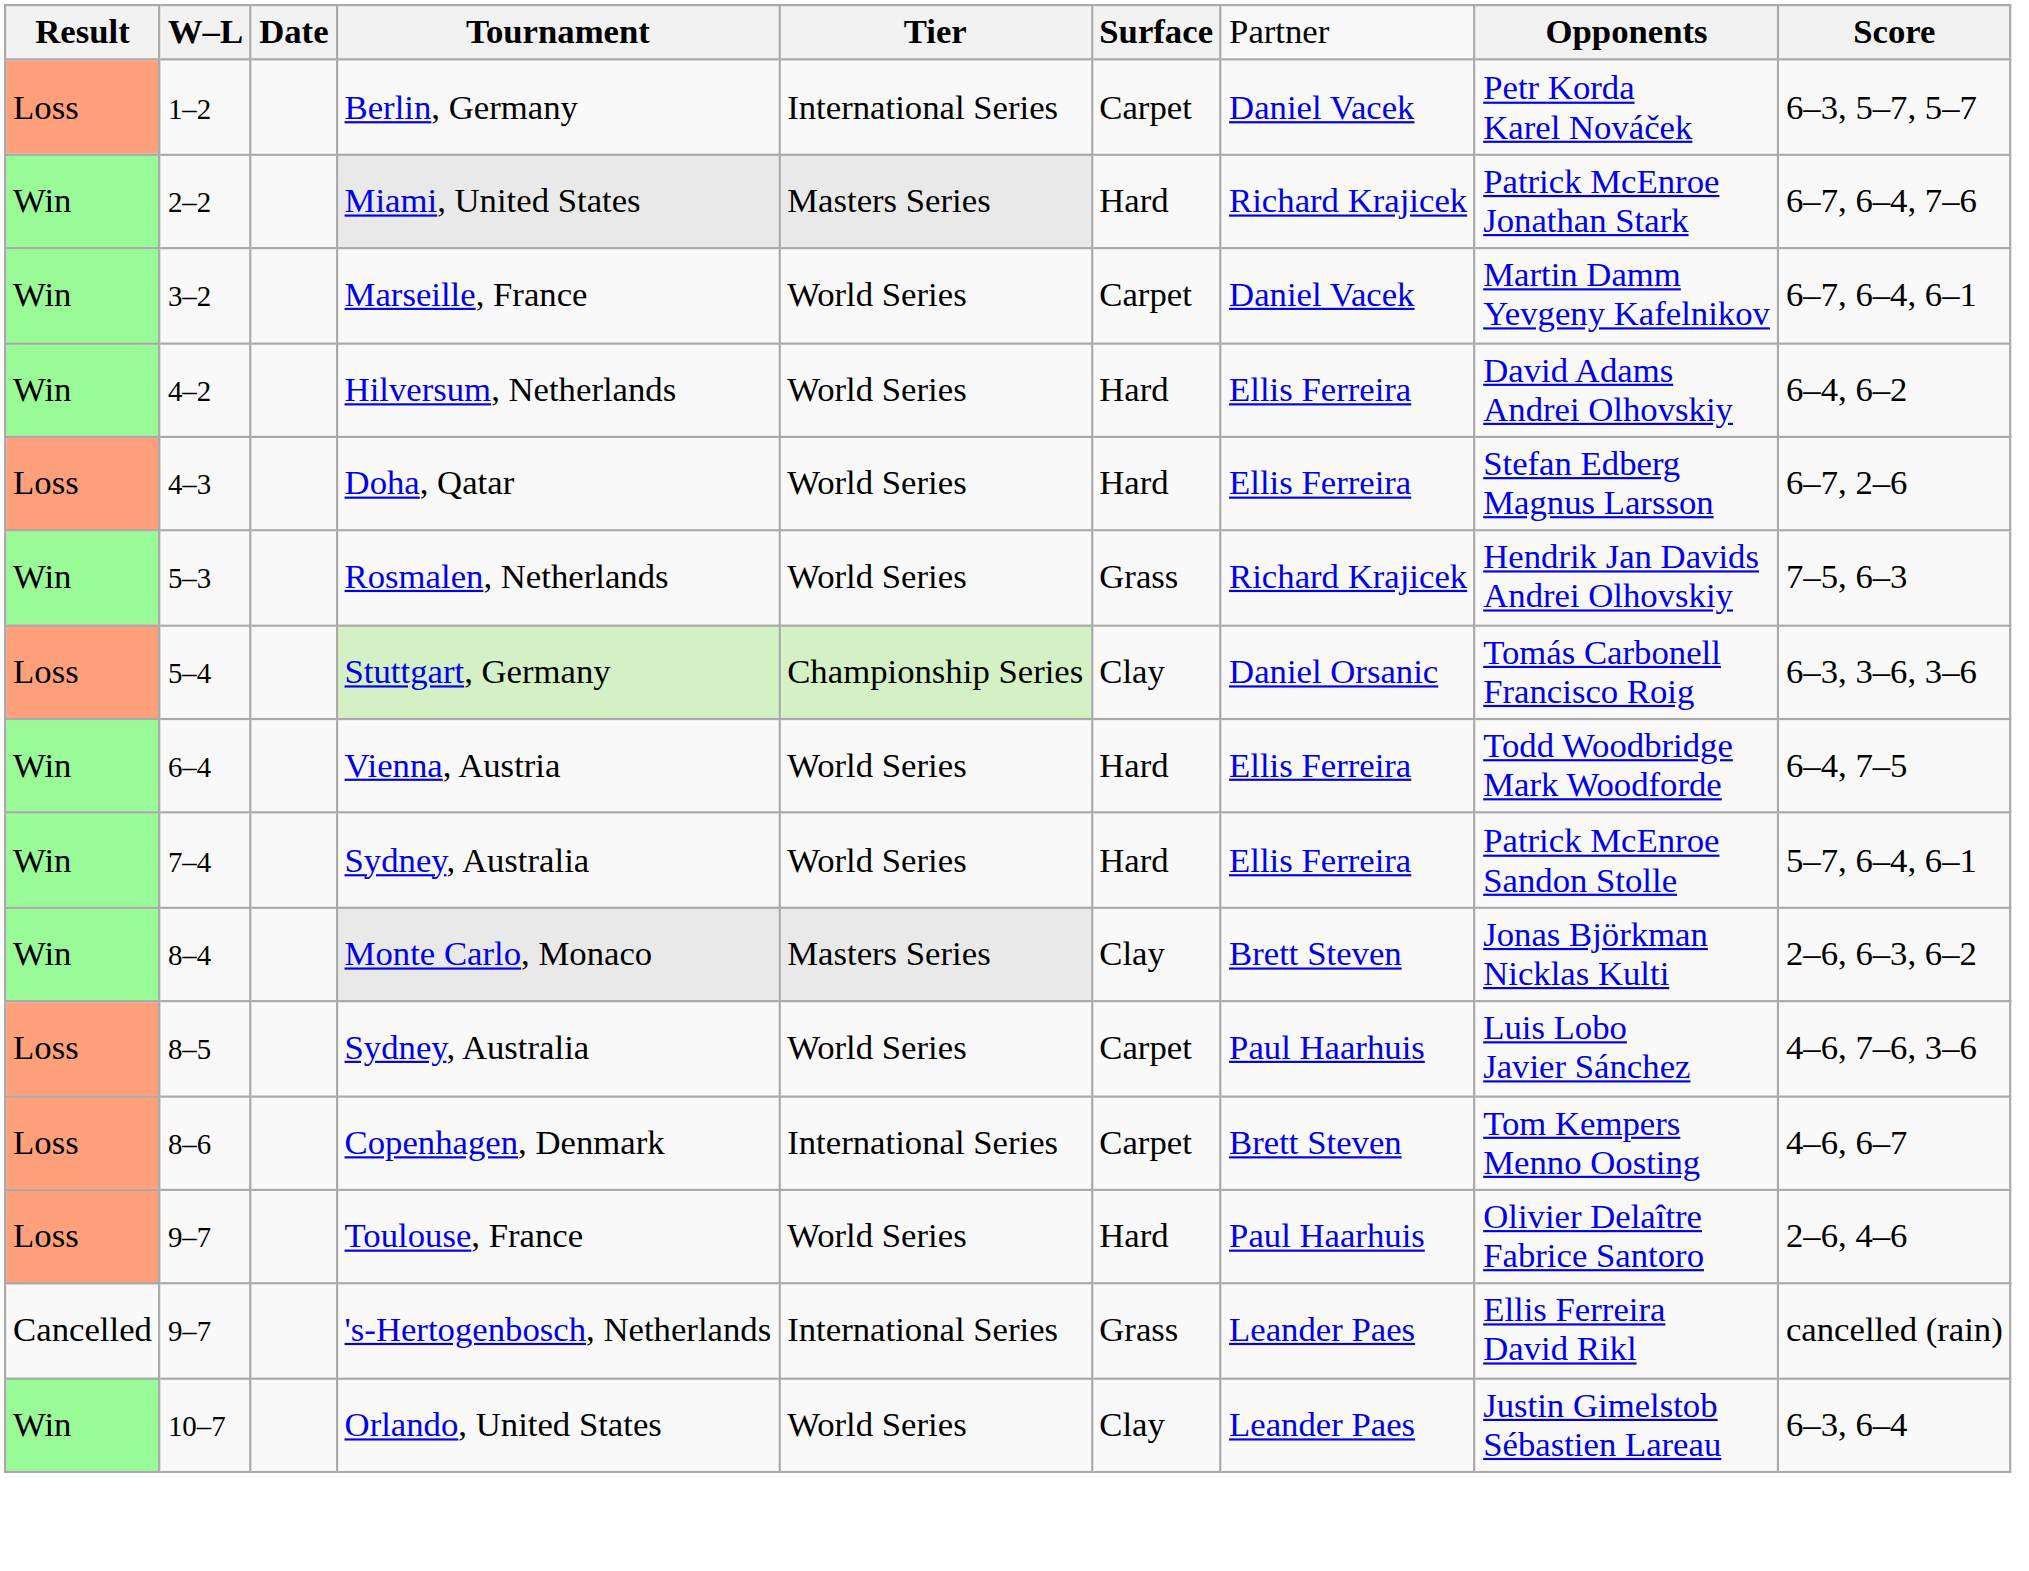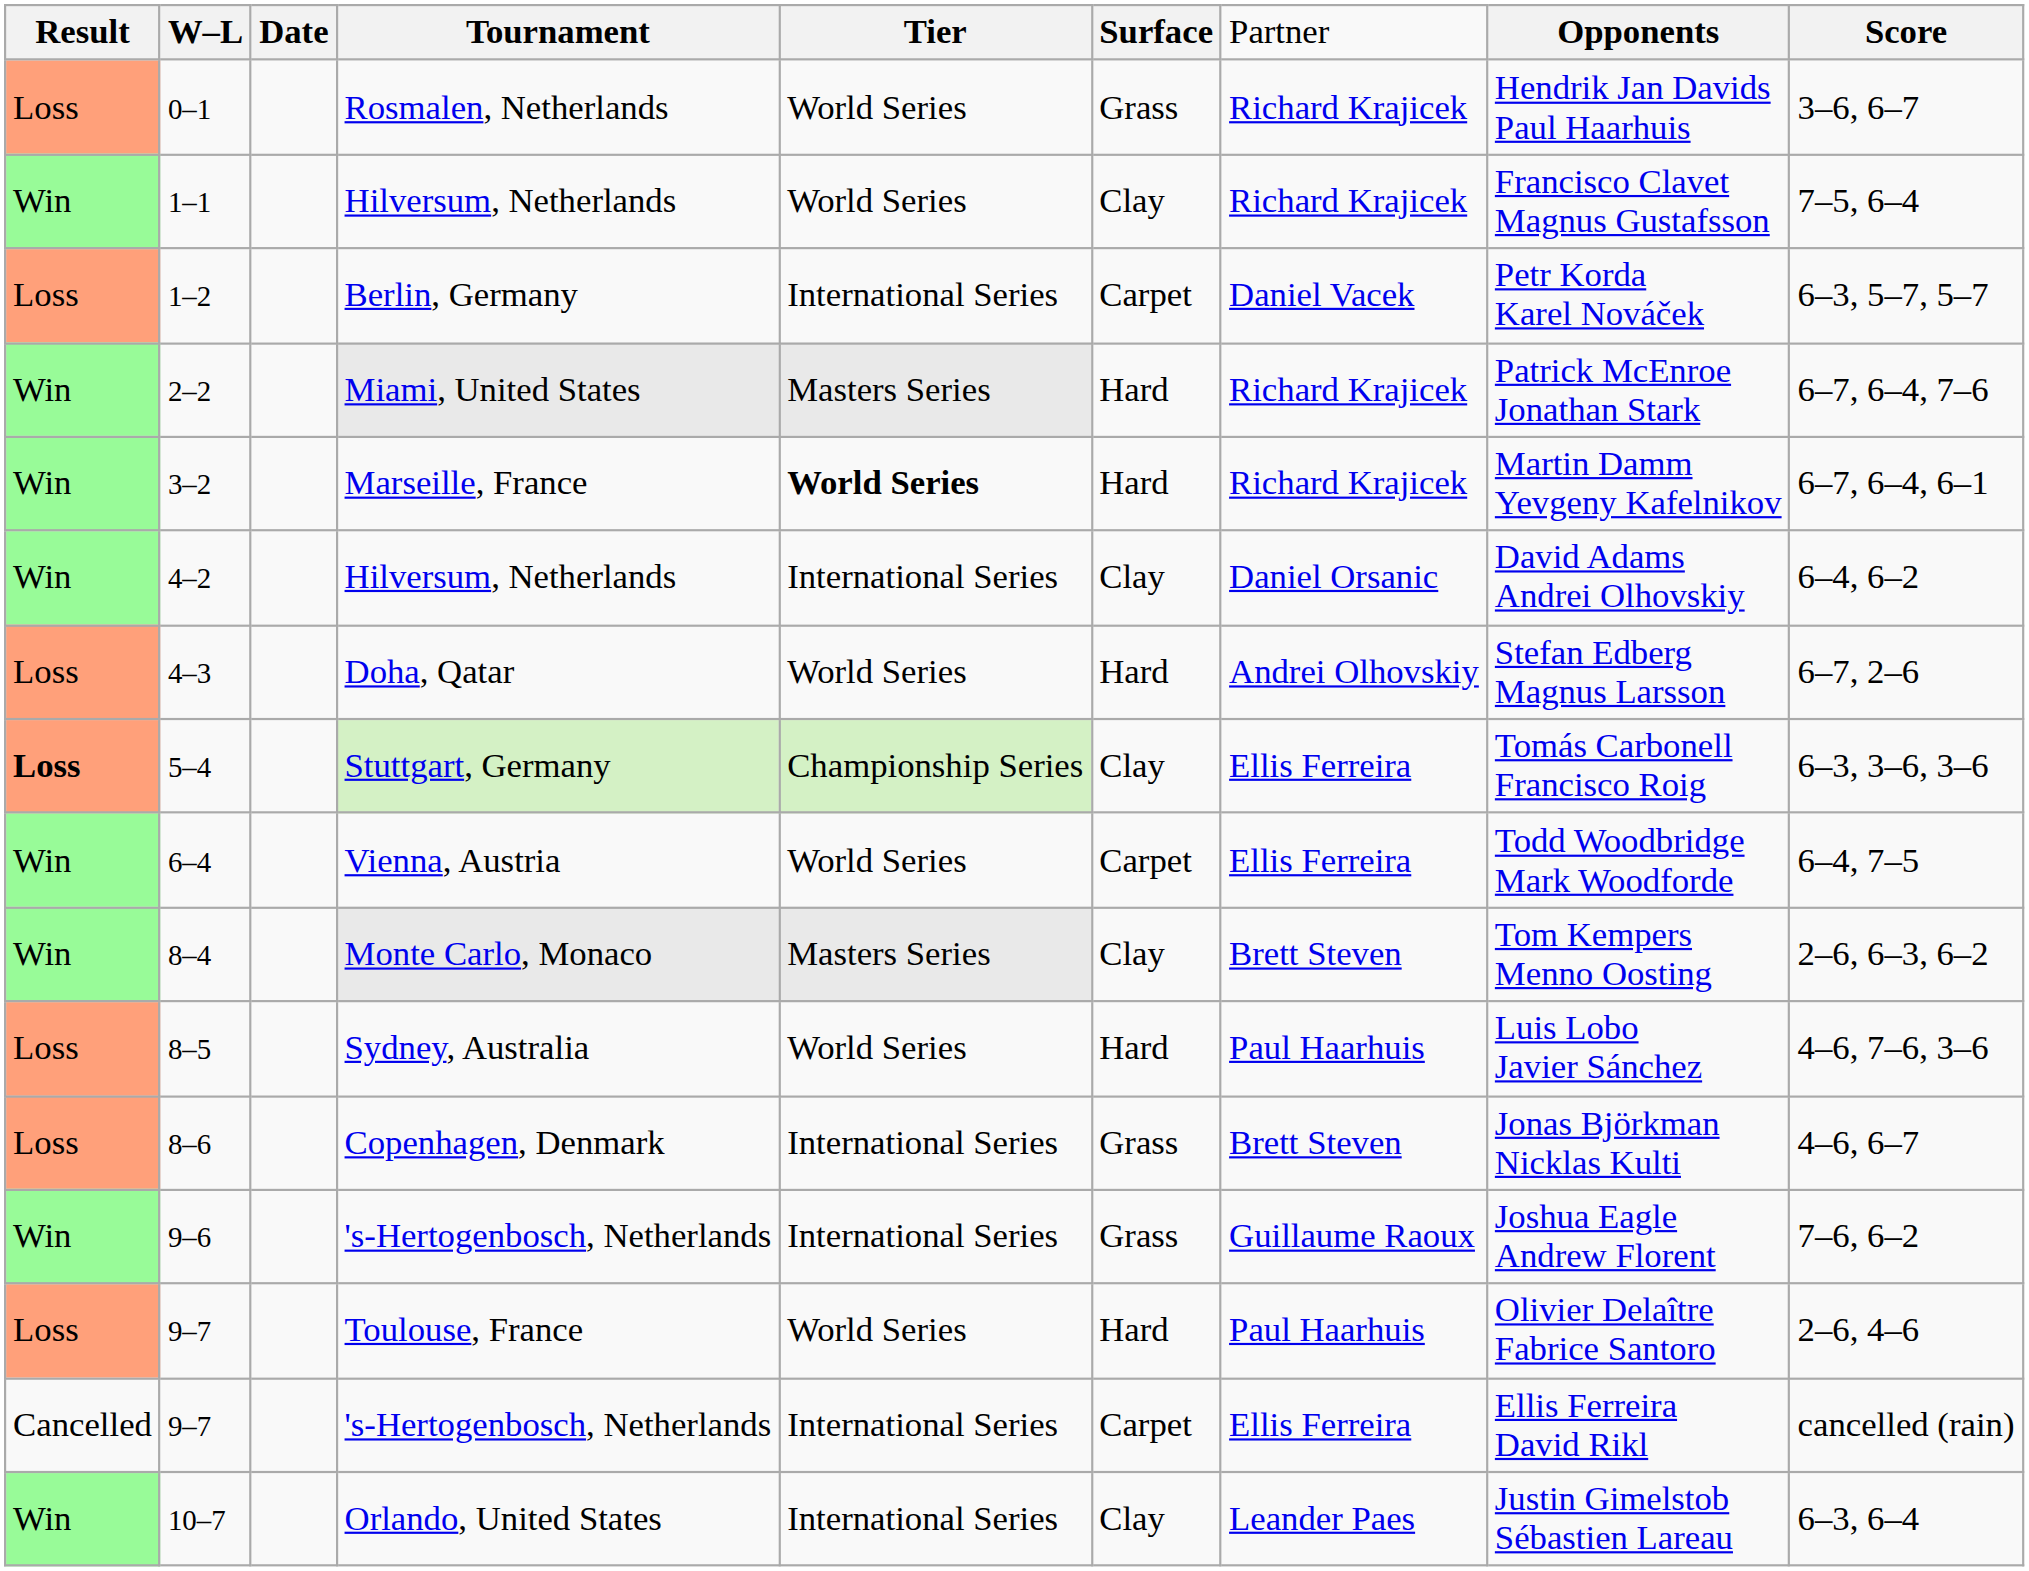+ row: (190, 108)
+ row: (190, 202)
(877, 294) normal -> (883, 483) bold
(1146, 294) Carpet -> (1134, 483) Hard
(1322, 294) Daniel Vacek -> (1348, 483) Richard Krajicek
(877, 388) World Series -> (923, 577) International Series
(1134, 388) Hard -> (1132, 577) Clay
(1320, 388) Ellis Ferreira -> (1334, 577) Daniel Orsanic
(1320, 483) Ellis Ferreira -> (1354, 671) Andrei Olhovskiy
- row: (190, 579)
(46, 671) normal -> (47, 765) bold
(1334, 671) Daniel Orsanic -> (1320, 765) Ellis Ferreira
(1134, 765) Hard -> (1146, 859) Carpet
- row: (190, 861)
(1596, 953) Jonas Björkman Nicklas Kulti -> (1603, 953) Tom Kempers Menno Oosting
(1146, 1047) Carpet -> (1134, 1047) Hard
(1146, 1141) Carpet -> (1139, 1141) Grass
(1592, 1141) Tom Kempers Menno Oosting -> (1607, 1141) Jonas Björkman Nicklas Kulti
+ row: (190, 1238)
(1139, 1330) Grass -> (1146, 1424) Carpet
(1322, 1330) Leander Paes -> (1320, 1424) Ellis Ferreira
(877, 1424) World Series -> (923, 1518) International Series
